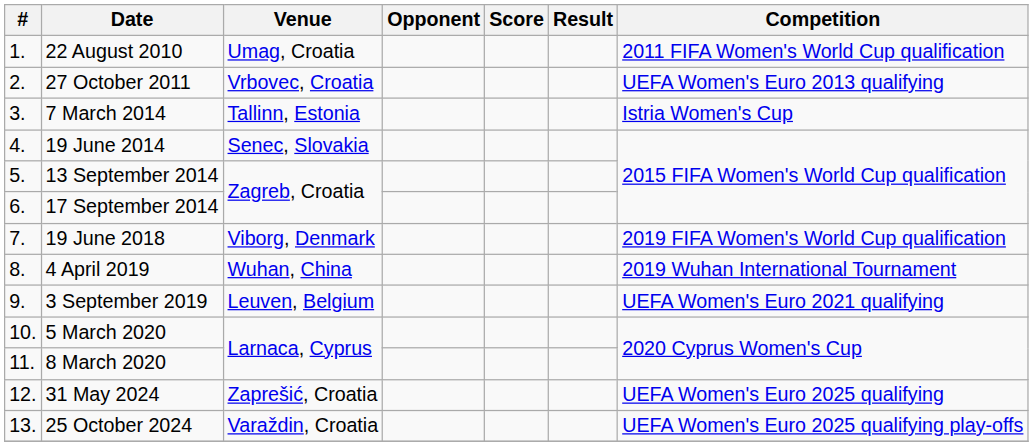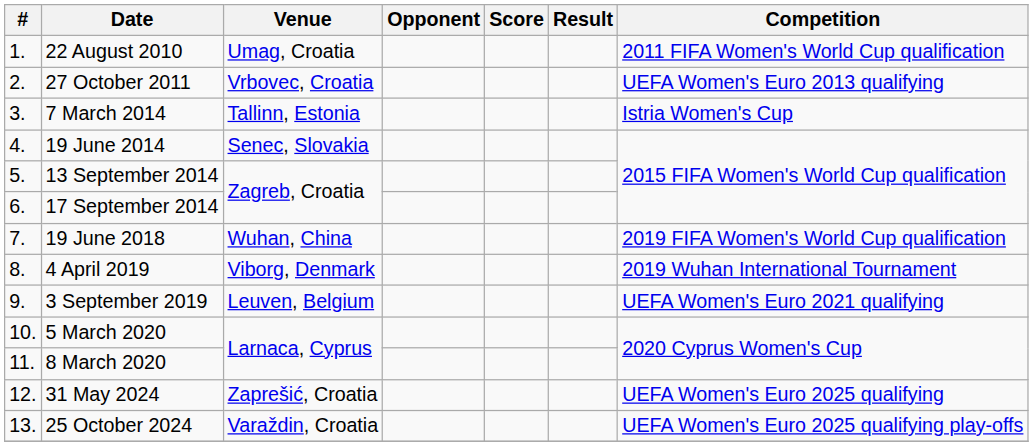(301, 238) Viborg, Denmark -> (290, 238) Wuhan, China
(290, 269) Wuhan, China -> (301, 269) Viborg, Denmark
